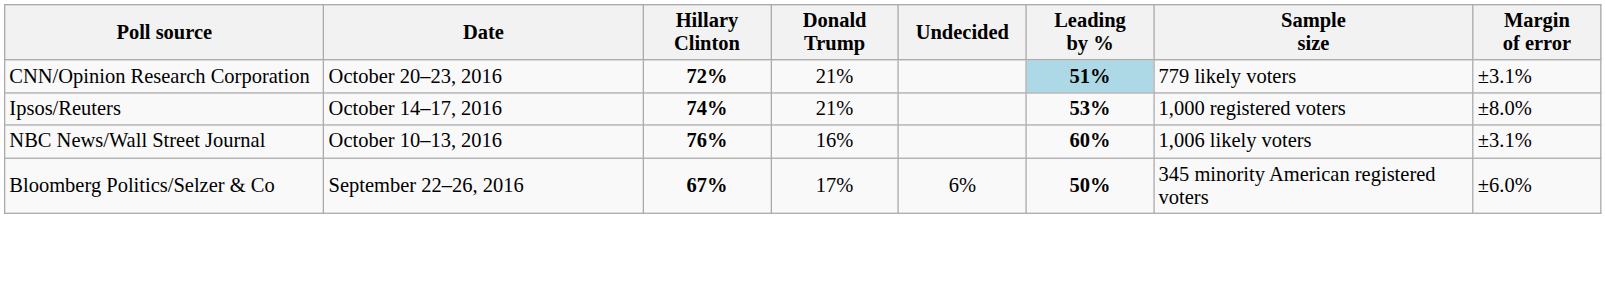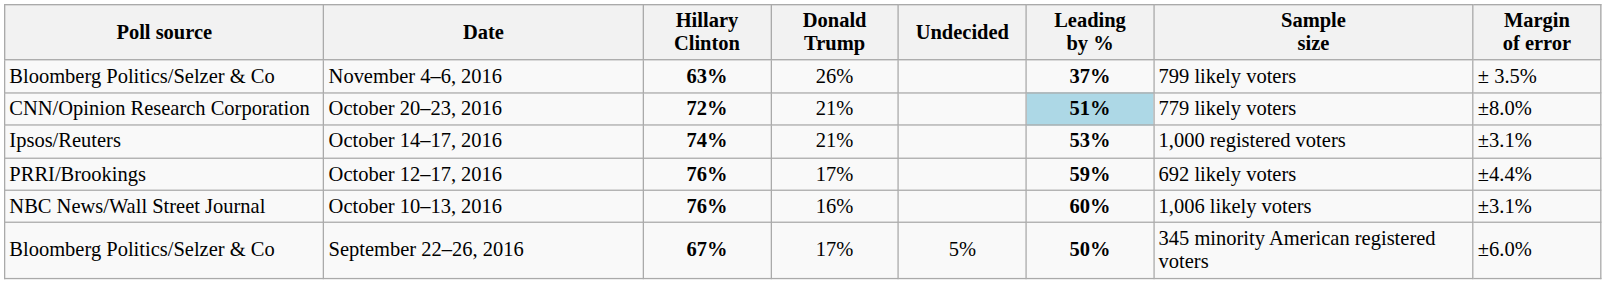+ row: (415, 76)
(1505, 76) ±3.1% -> (1505, 108) ±8.0%
(1505, 108) ±8.0% -> (1505, 141) ±3.1%
+ row: (415, 173)
(962, 185) 6% -> (962, 250) 5%
